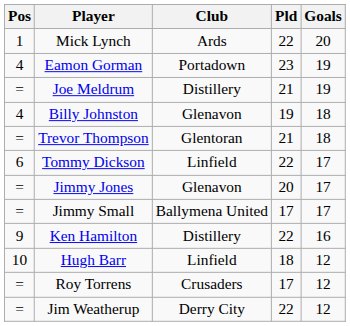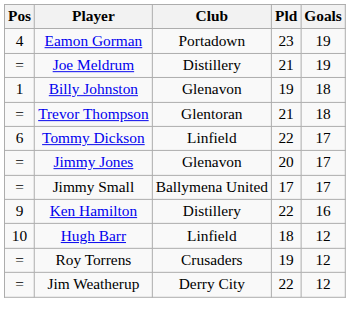- row: (93, 41)
(20, 114) 4 -> (20, 89) 1
(286, 284) 17 -> (286, 260) 19
